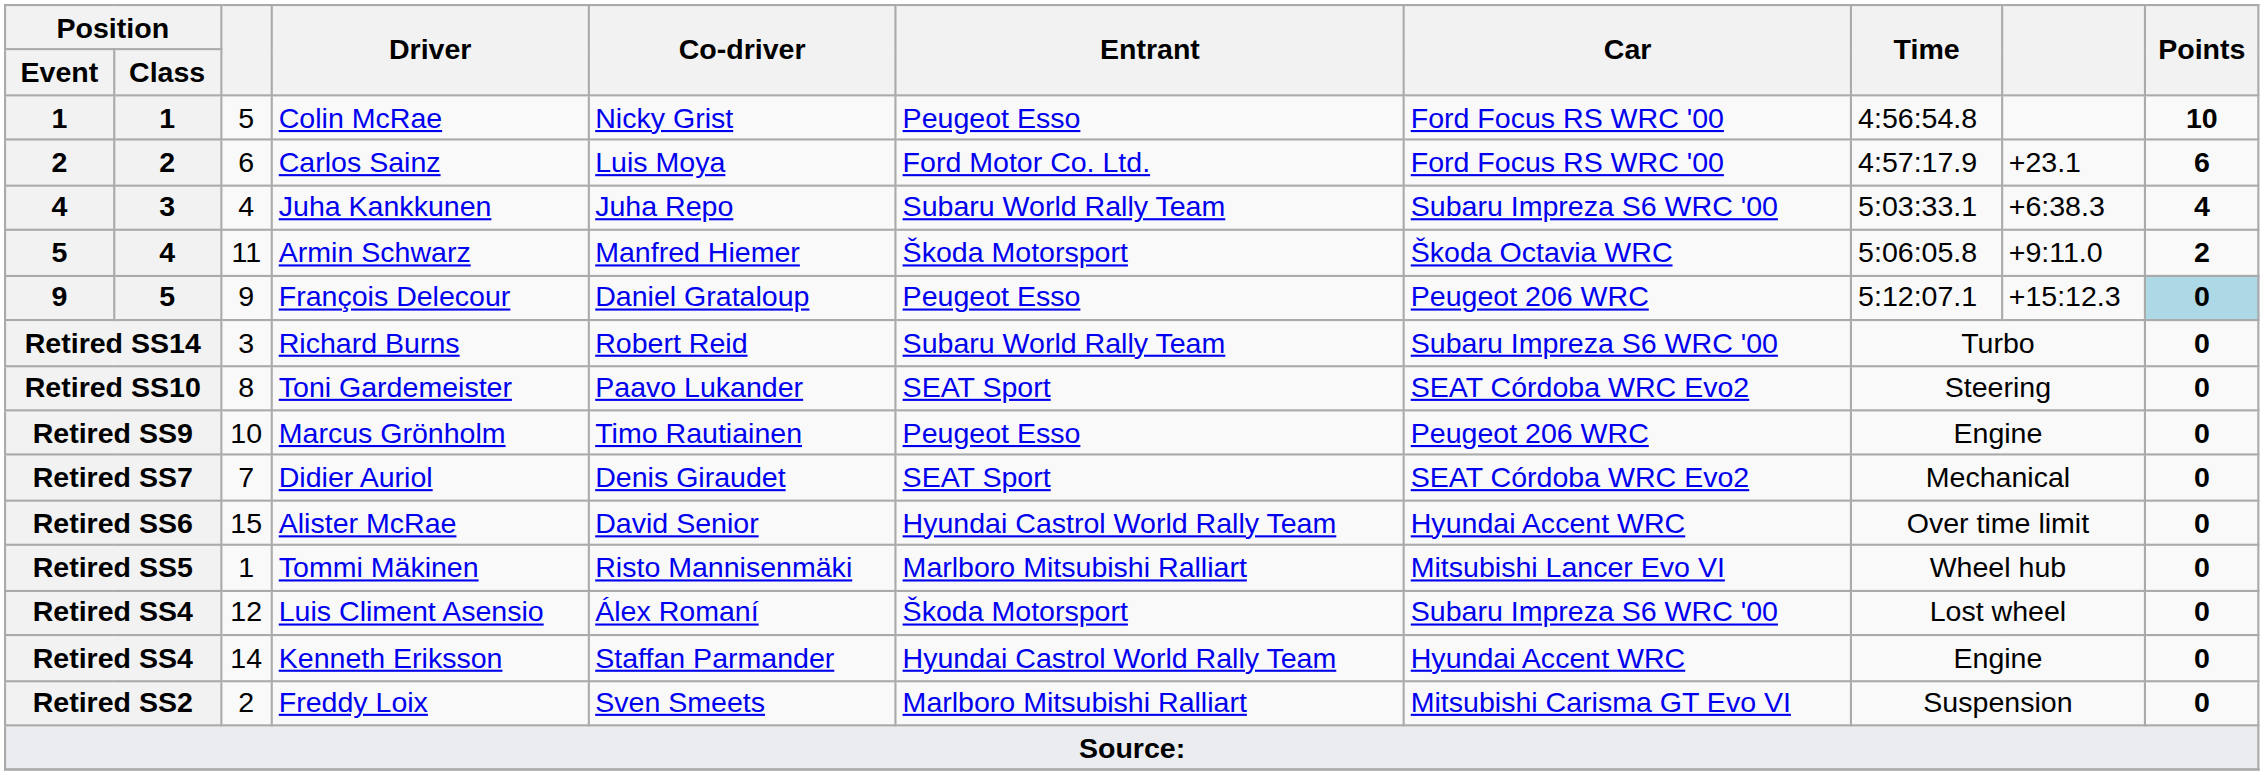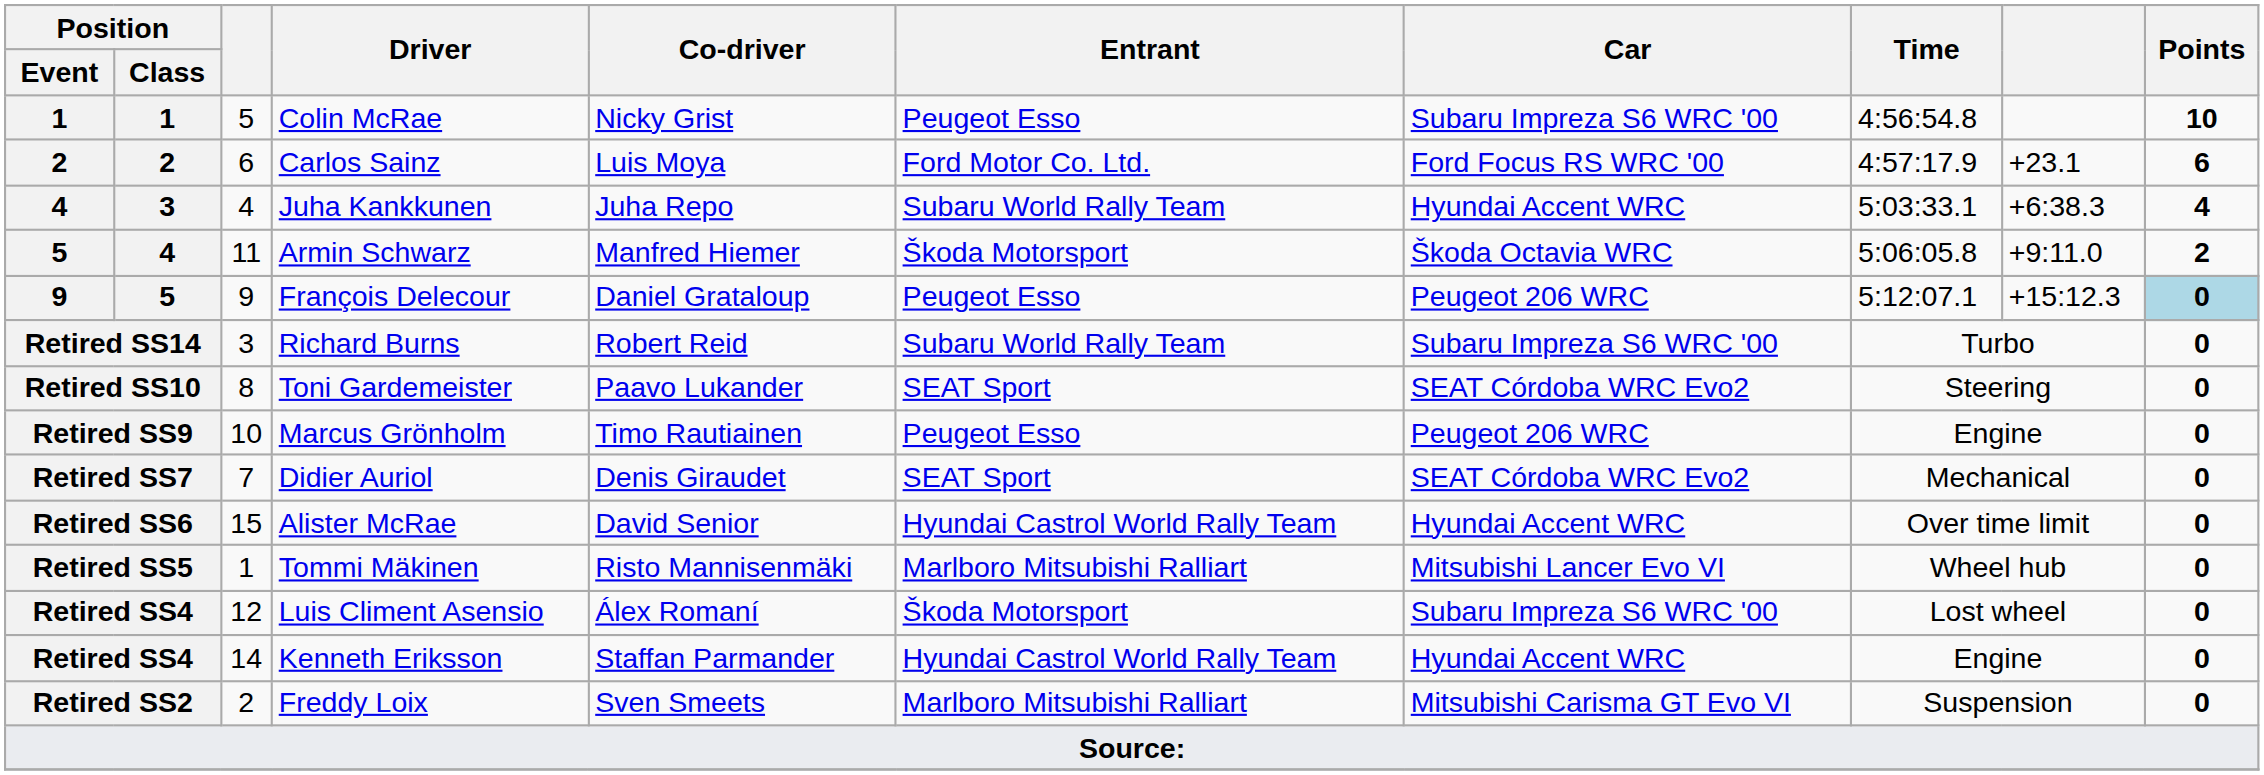(1567, 117) Ford Focus RS WRC '00 -> (1594, 117) Subaru Impreza S6 WRC '00
(1594, 207) Subaru Impreza S6 WRC '00 -> (1548, 207) Hyundai Accent WRC
